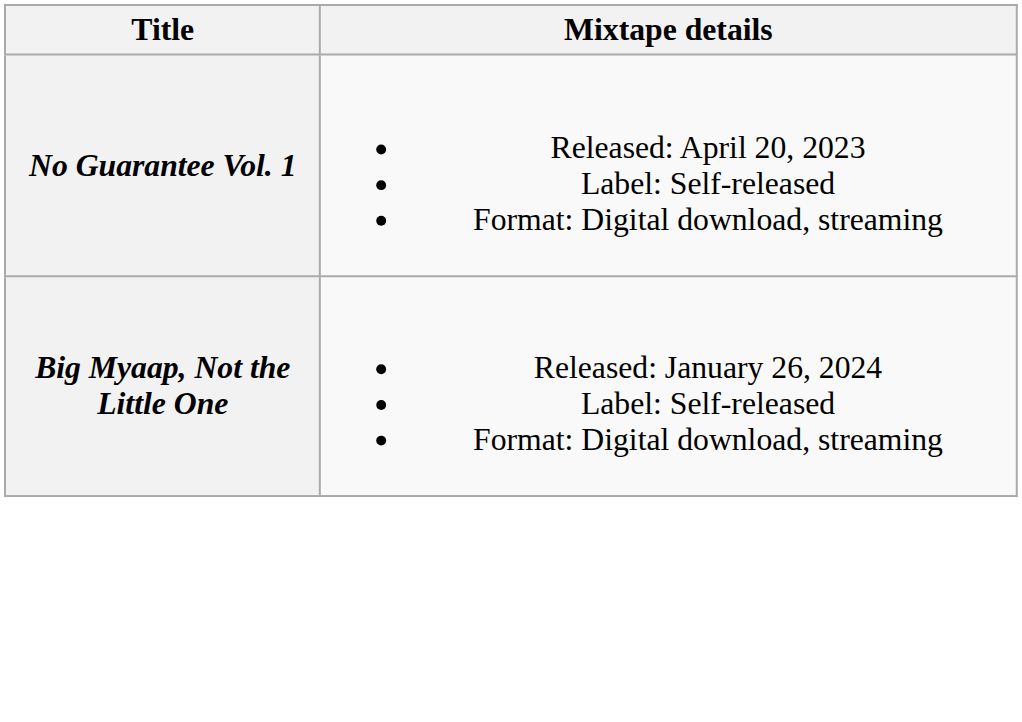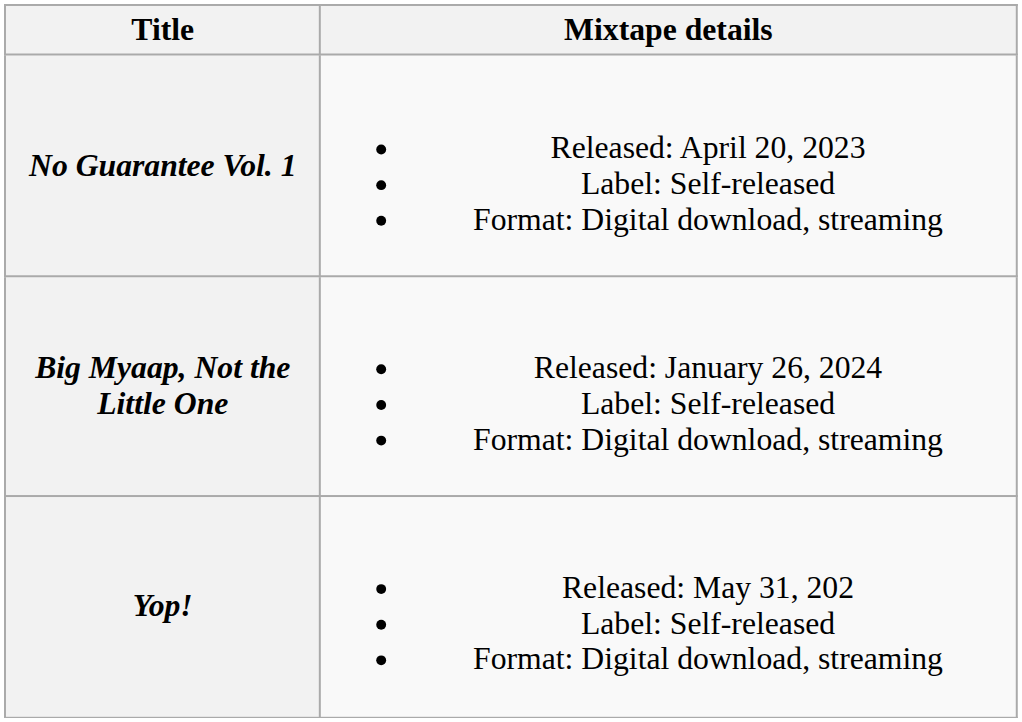+ row: (163, 606)
